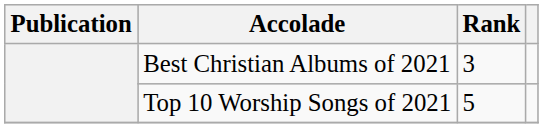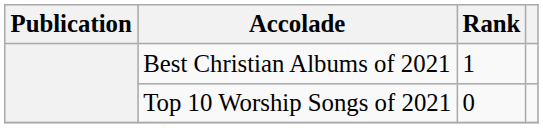(469, 63) 3 -> (469, 63) 1
(469, 102) 5 -> (469, 102) 0
